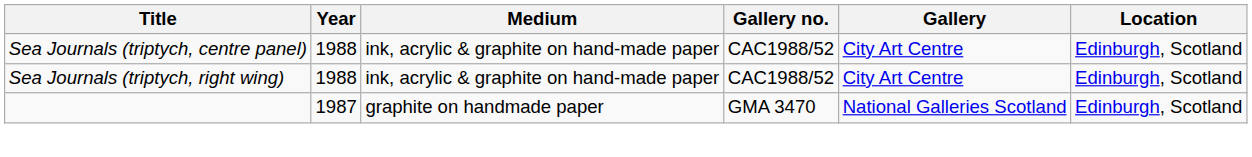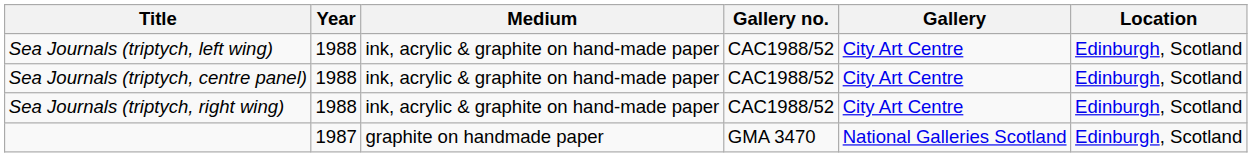+ row: (141, 48)
